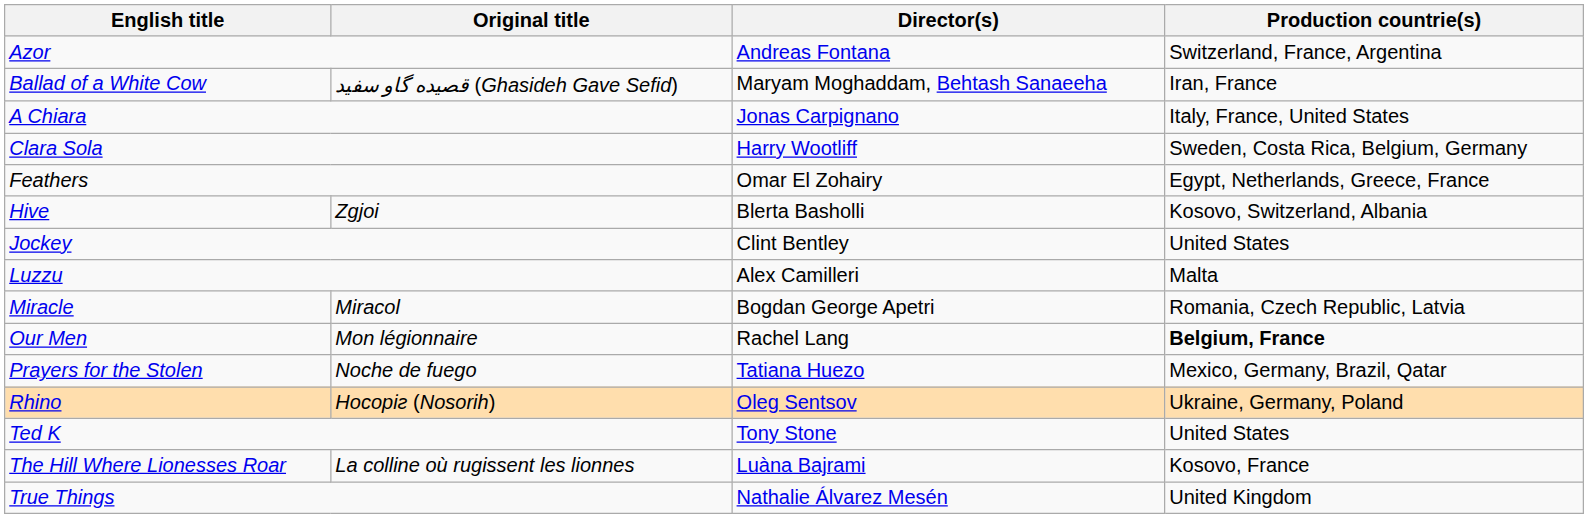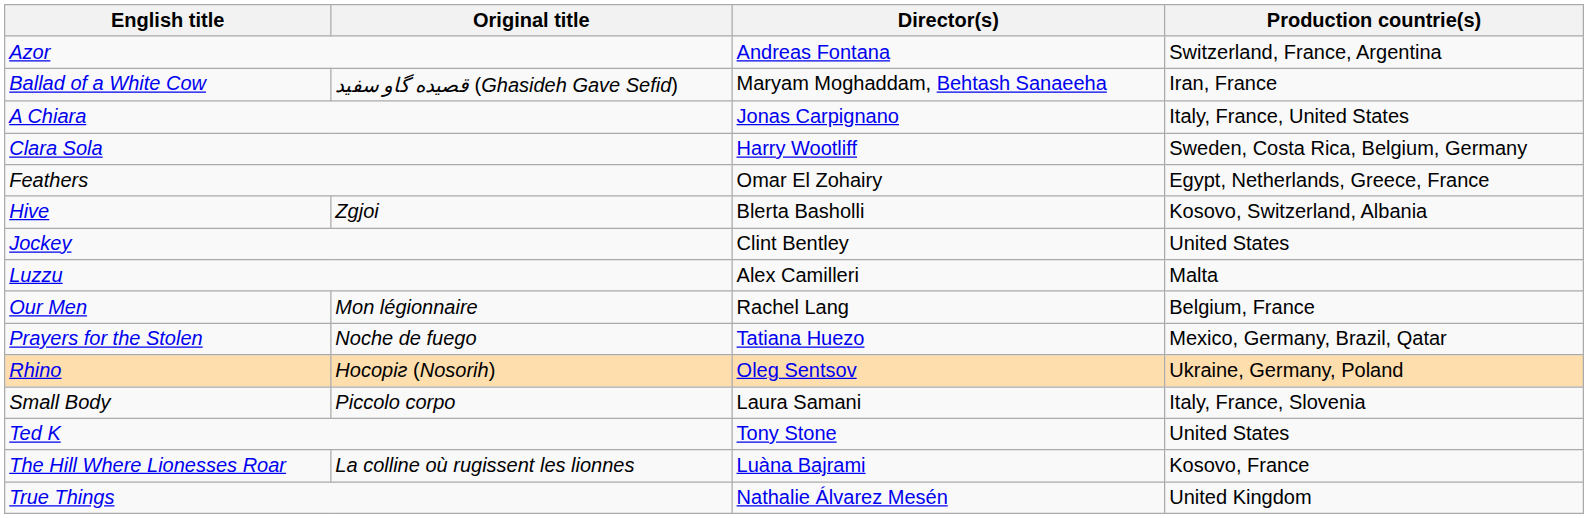- row: (41, 307)
(1247, 338) bold -> (1242, 307) normal
+ row: (60, 402)
